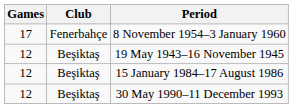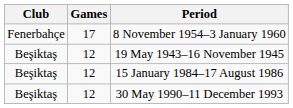columns swapped: (26, 14) <-> (79, 14)
